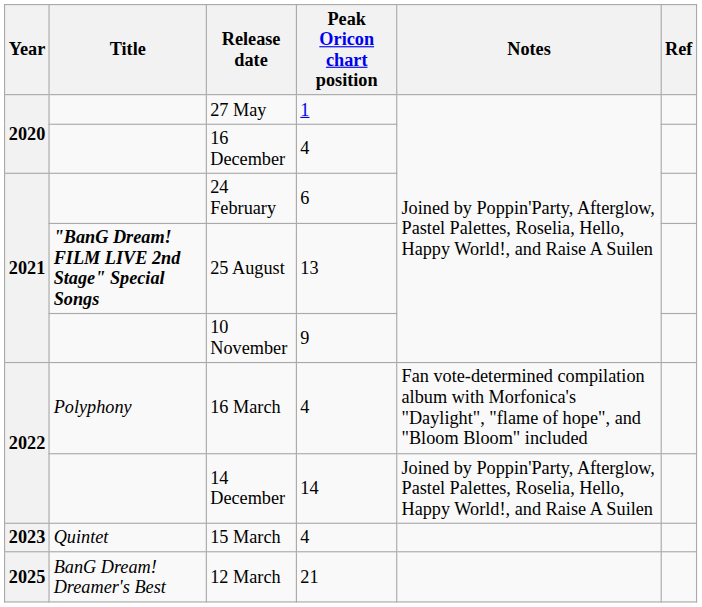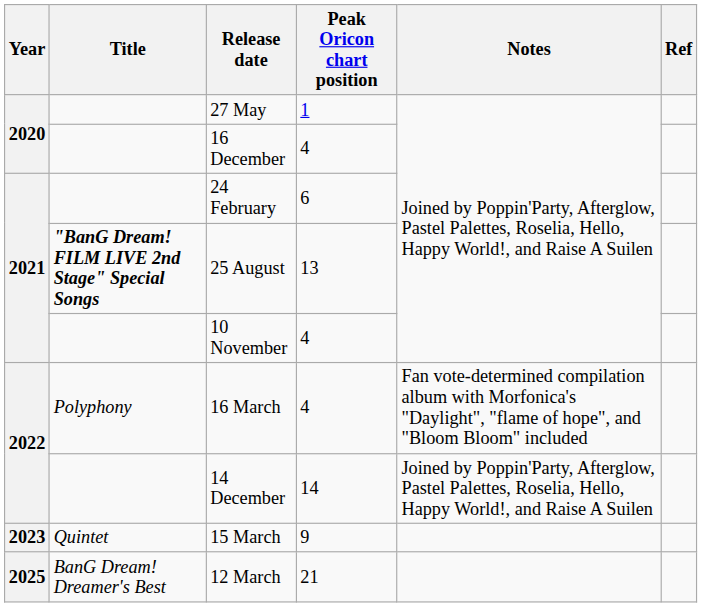(305, 338) 9 -> (305, 338) 4
(305, 537) 4 -> (305, 537) 9
